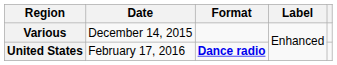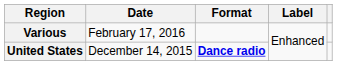(140, 32) December 14, 2015 -> (137, 32) February 17, 2016
(137, 51) February 17, 2016 -> (140, 51) December 14, 2015
